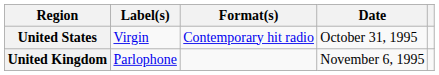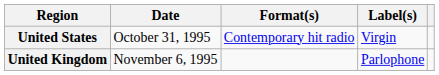columns swapped: (372, 15) <-> (145, 15)
